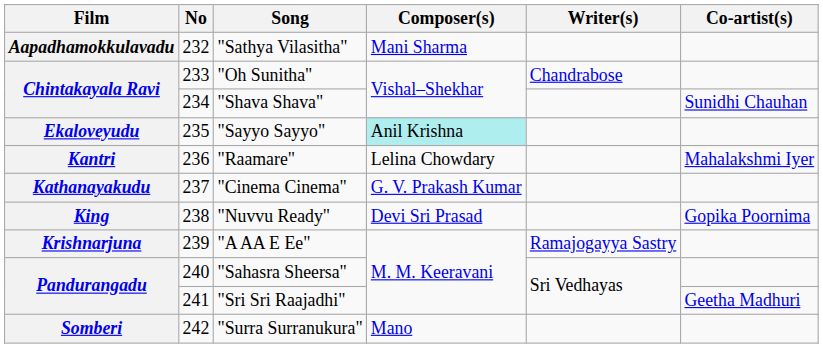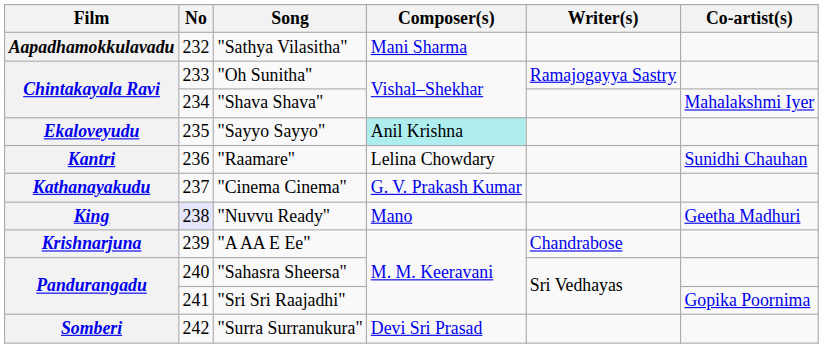(576, 74) Chandrabose -> (603, 74) Ramajogayya Sastry
(746, 103) Sunidhi Chauhan -> (749, 103) Mahalakshmi Iyer
(749, 159) Mahalakshmi Iyer -> (746, 159) Sunidhi Chauhan
(196, 215) no background -> (196, 215) lavender background
(427, 215) Devi Sri Prasad -> (392, 215) Mano
(747, 215) Gopika Poornima -> (742, 215) Geetha Madhuri
(603, 243) Ramajogayya Sastry -> (576, 243) Chandrabose
(742, 300) Geetha Madhuri -> (747, 300) Gopika Poornima
(392, 328) Mano -> (427, 328) Devi Sri Prasad
